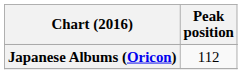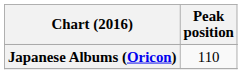(209, 56) 112 -> (209, 56) 110
